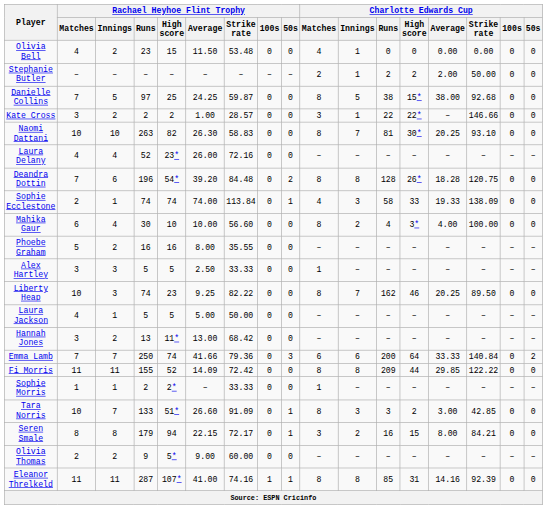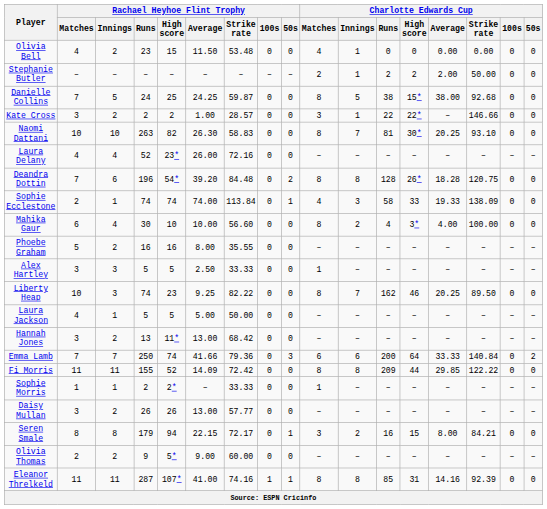(146, 97) 97 -> (146, 97) 24
+ row: (31, 411)
- row: (31, 411)
